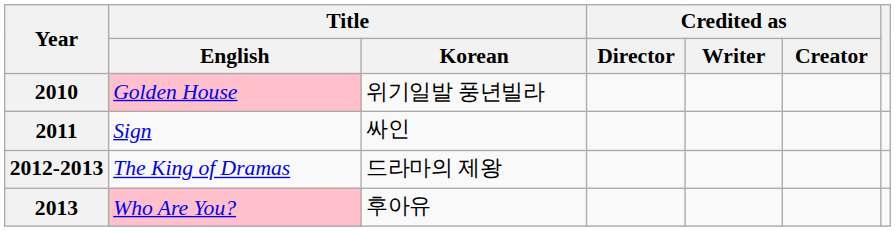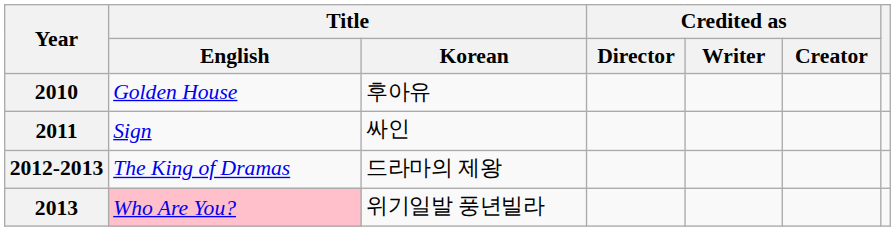(175, 92) pink background -> (175, 92) no background
(455, 91) 위기일발 풍년빌라 -> (399, 91) 후아유
(399, 206) 후아유 -> (455, 206) 위기일발 풍년빌라
